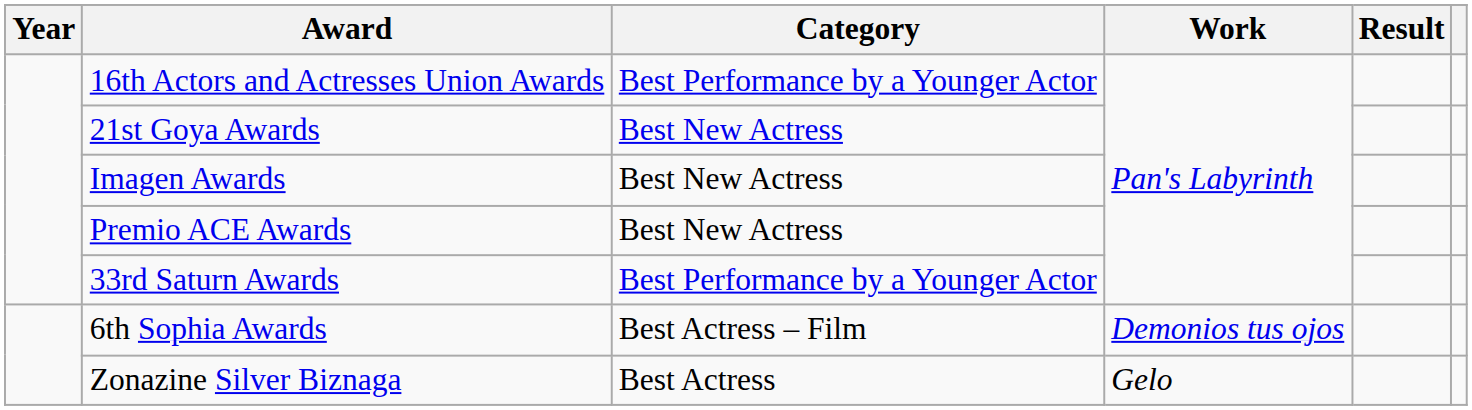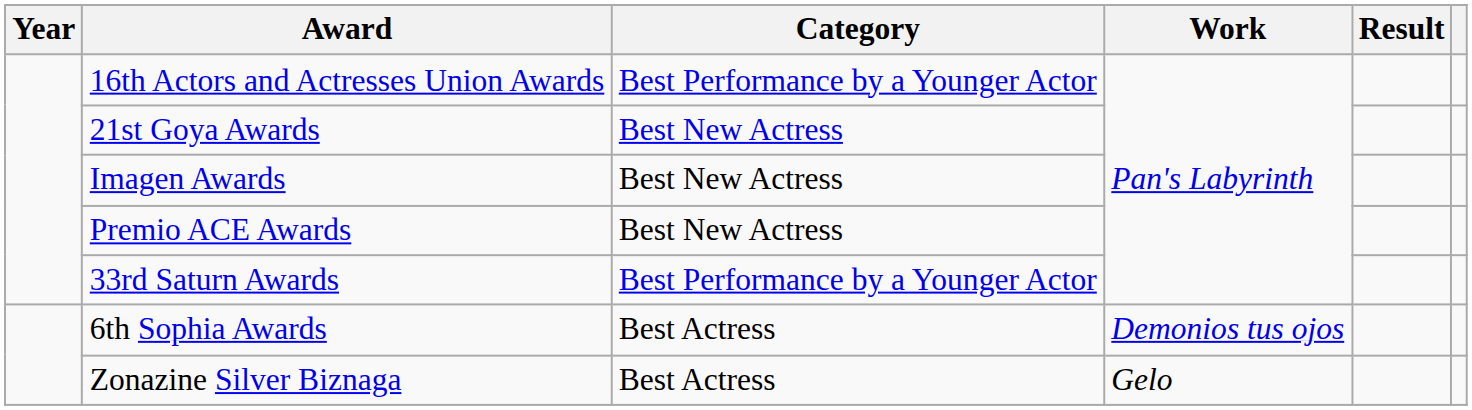(743, 329) Best Actress – Film -> (697, 329) Best Actress
